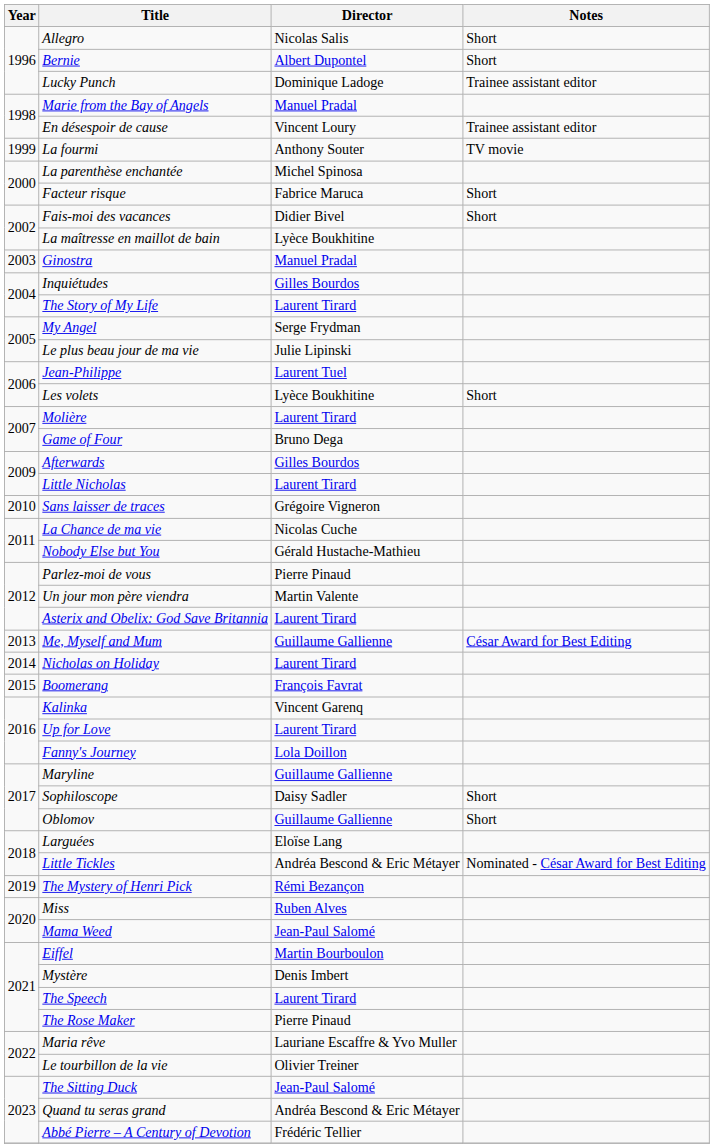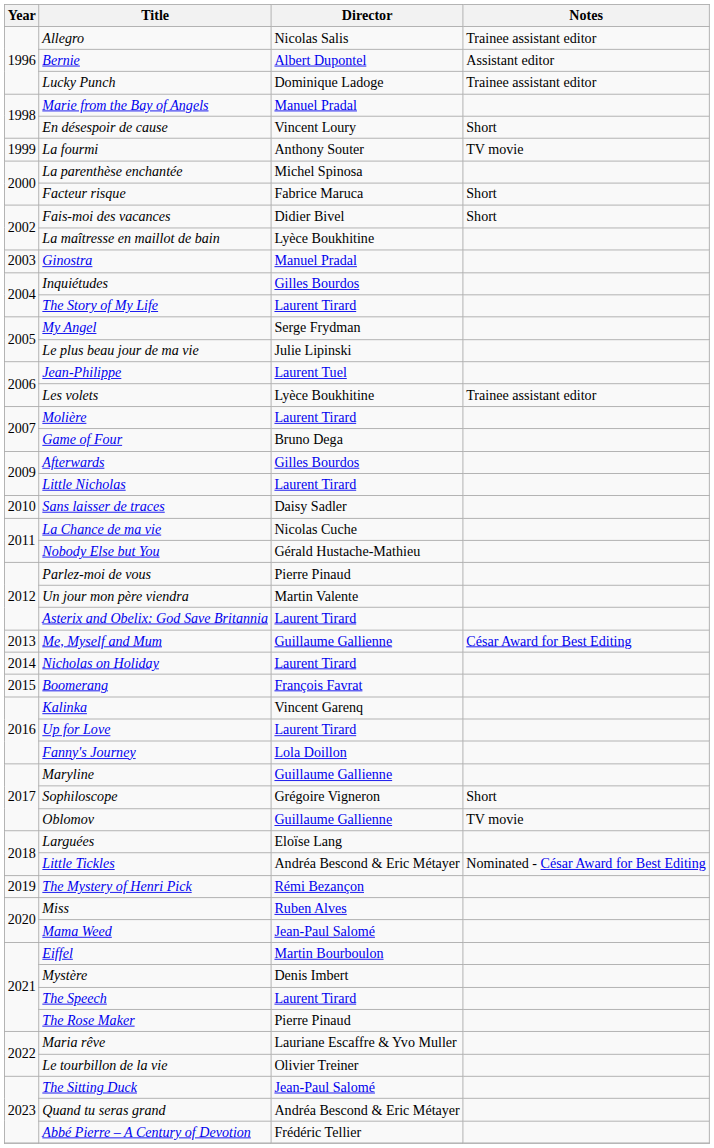(482, 37) Short -> (531, 37) Trainee assistant editor
(482, 60) Short -> (510, 60) Assistant editor
(531, 127) Trainee assistant editor -> (482, 127) Short
(482, 395) Short -> (531, 395) Trainee assistant editor
(327, 506) Grégoire Vigneron -> (311, 506) Daisy Sadler
(311, 797) Daisy Sadler -> (327, 797) Grégoire Vigneron
(482, 819) Short -> (495, 819) TV movie
